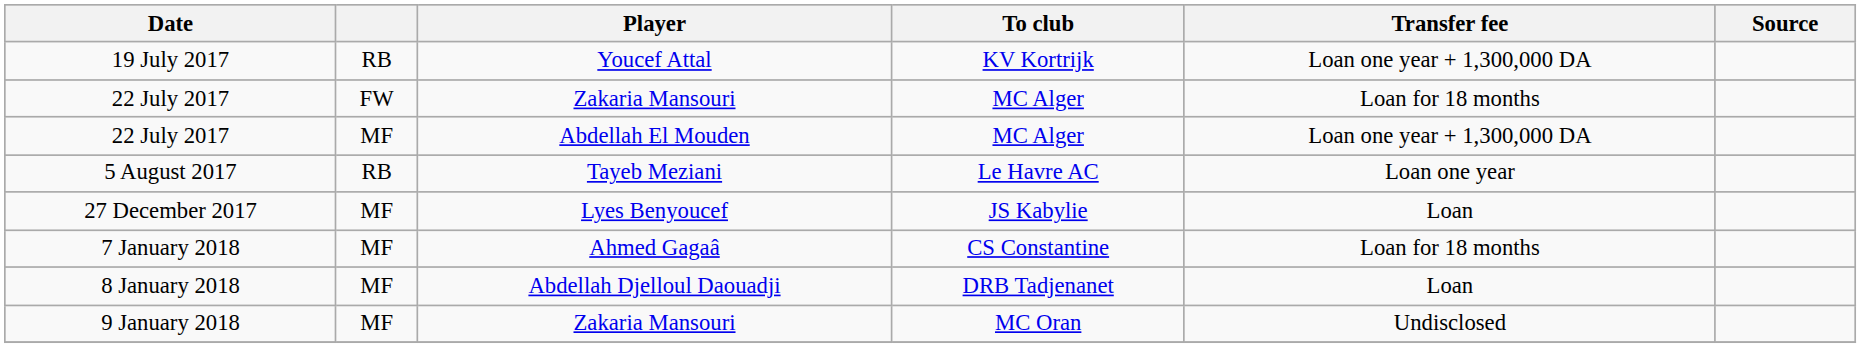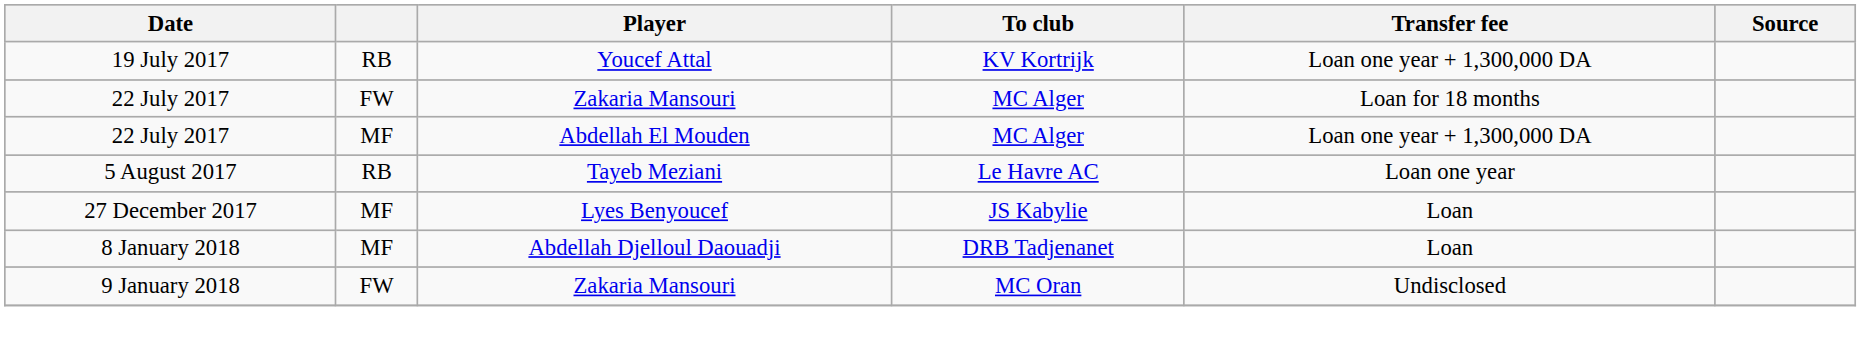- row: (171, 247)
(377, 322) MF -> (377, 285) FW
